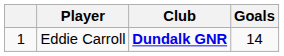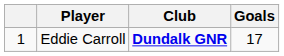(254, 39) 14 -> (254, 39) 17
